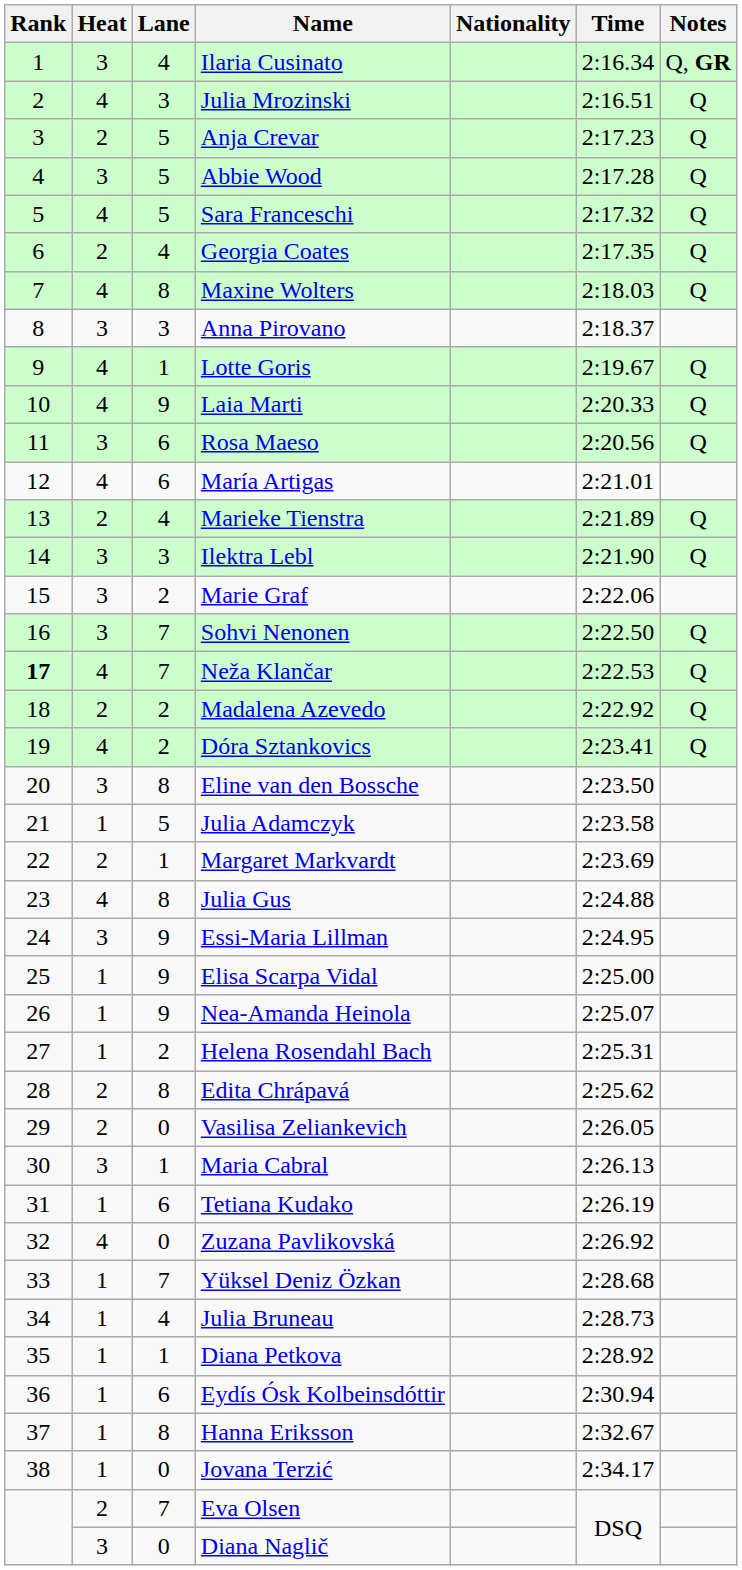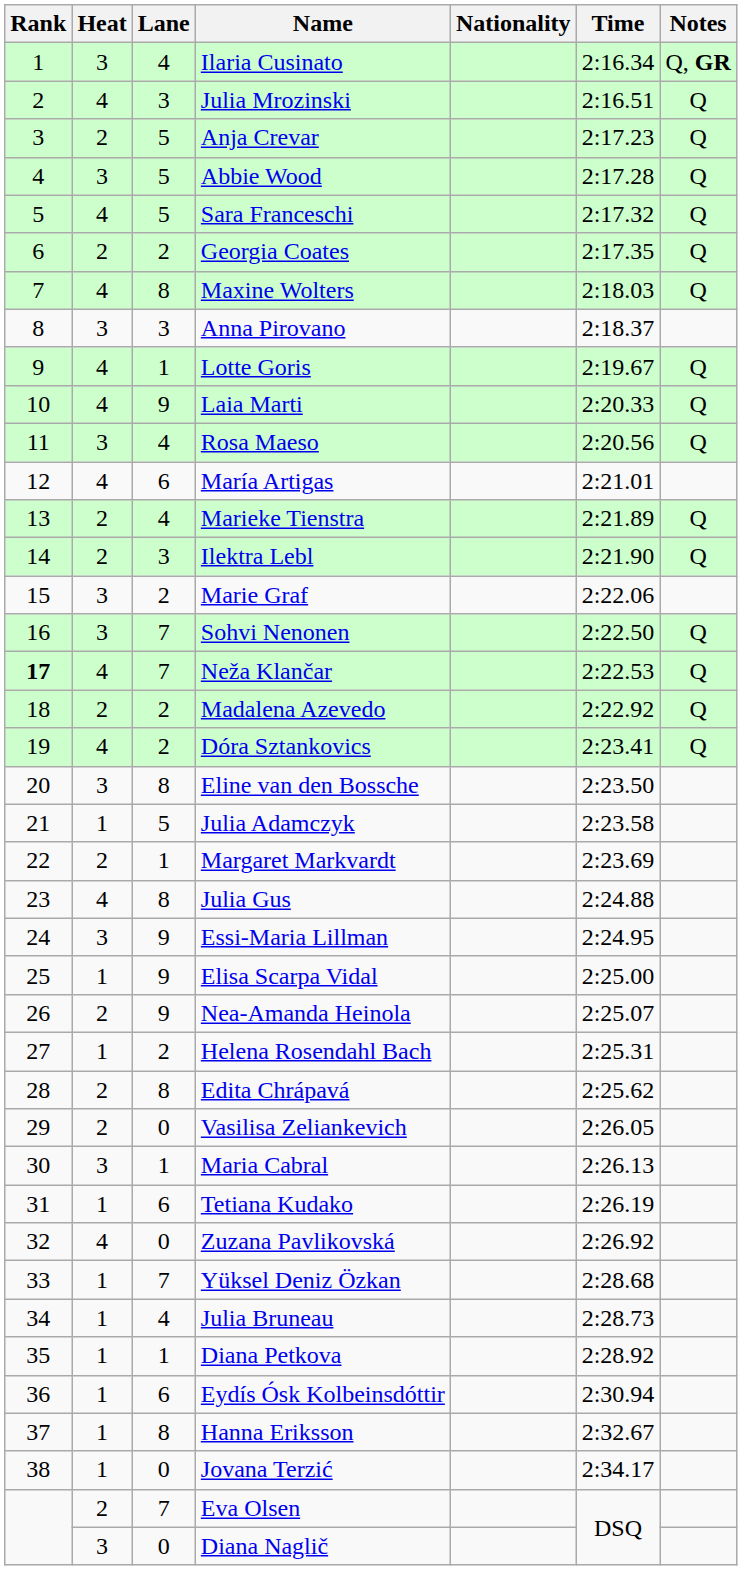(164, 251) 4 -> (164, 251) 2
(164, 442) 6 -> (164, 442) 4
(102, 556) 3 -> (102, 556) 2
(102, 1013) 1 -> (102, 1013) 2
